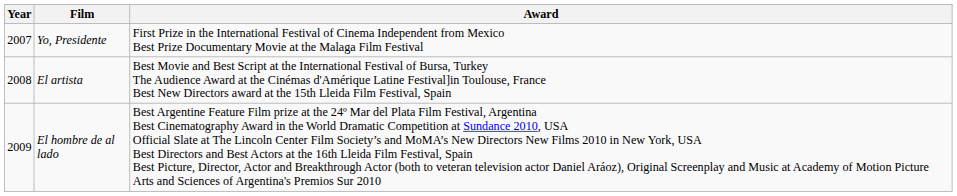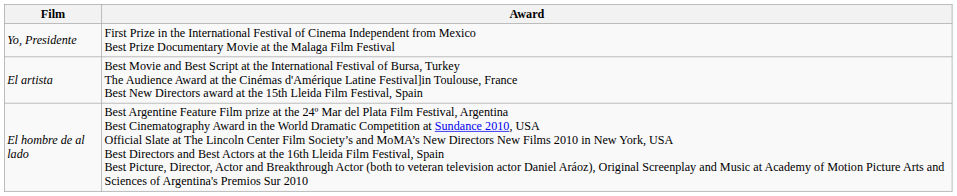- column: (19, 14)
